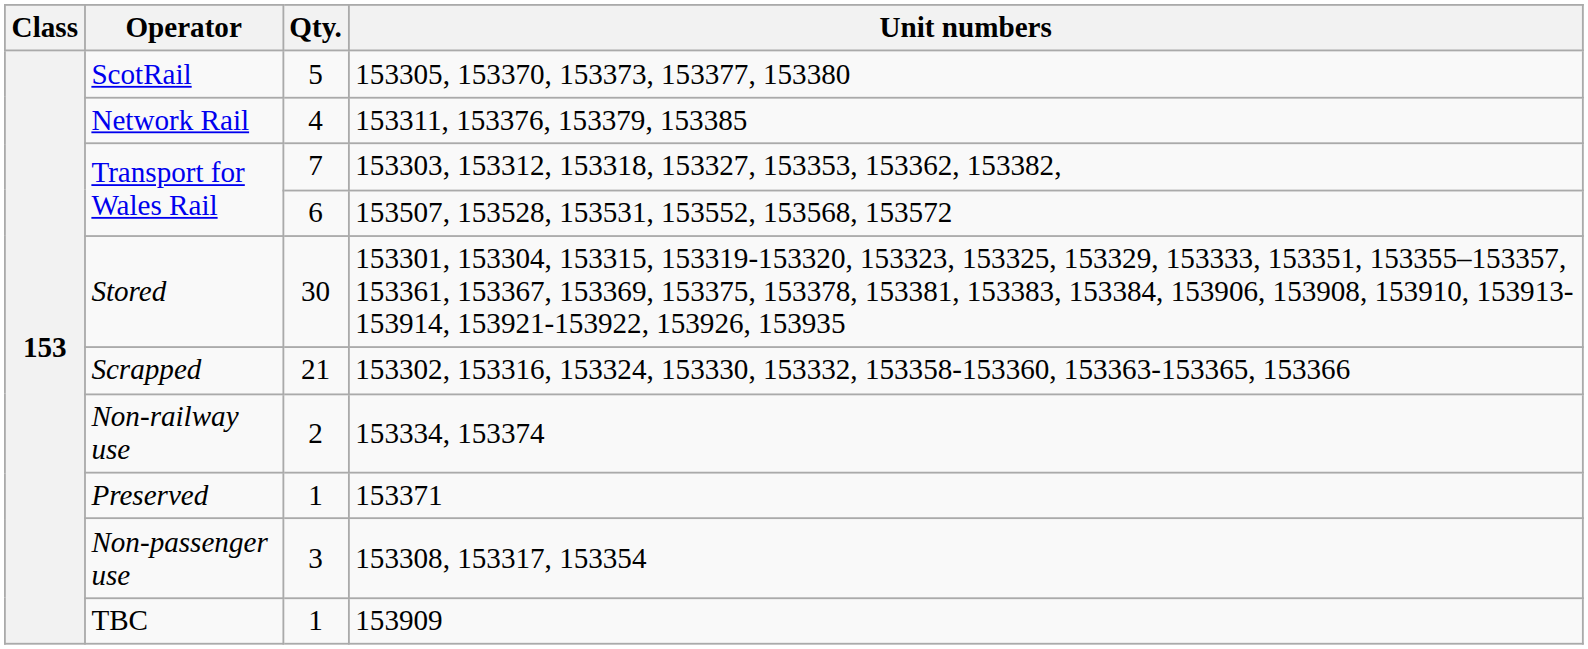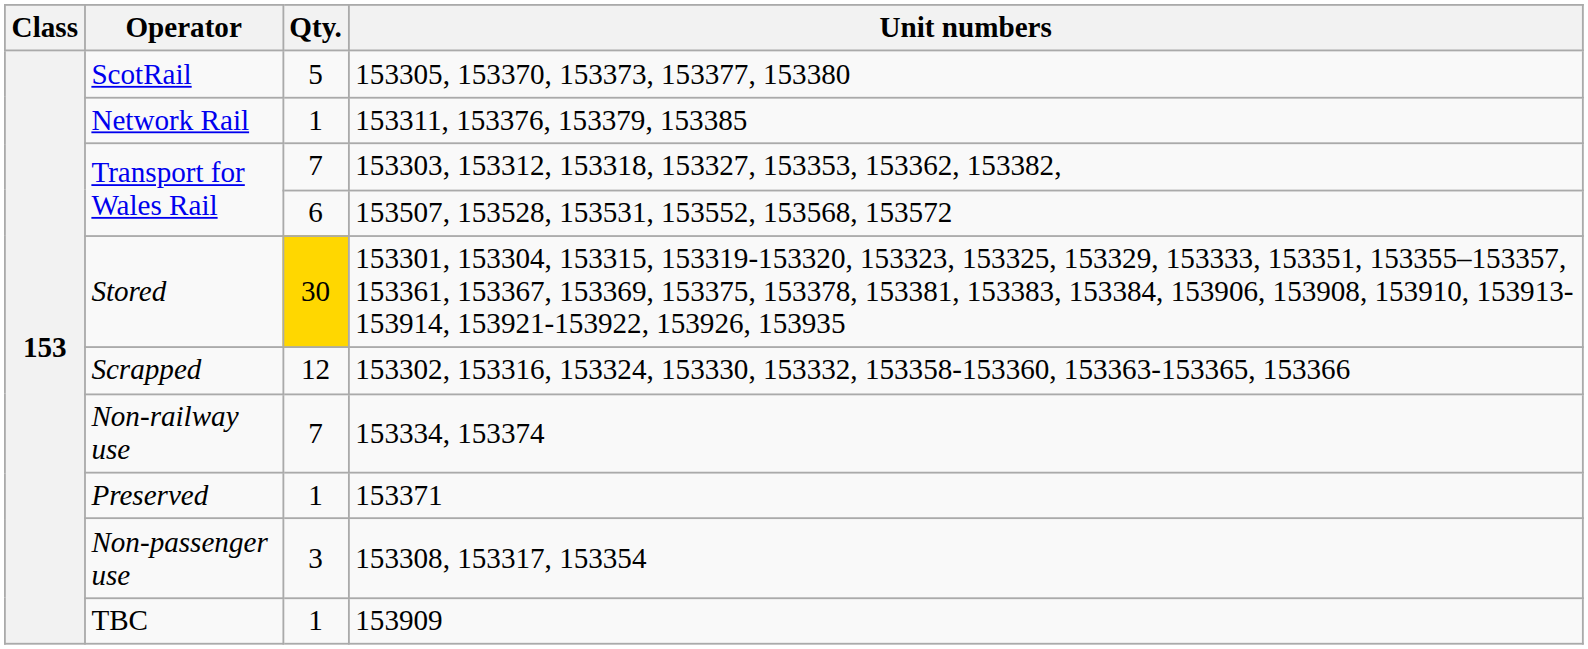(316, 119) 4 -> (316, 119) 1
(316, 291) no background -> (316, 291) gold background
(316, 370) 21 -> (316, 370) 12
(316, 432) 2 -> (316, 432) 7
